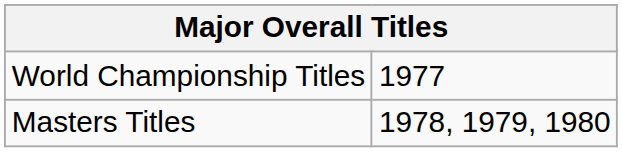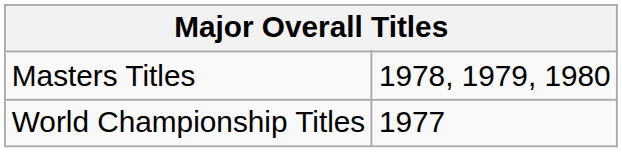rows swapped: (189, 75) <-> (104, 122)
